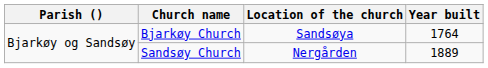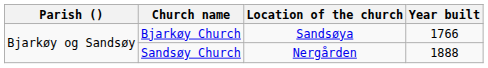(444, 33) 1764 -> (444, 33) 1766
(444, 53) 1889 -> (444, 53) 1888
